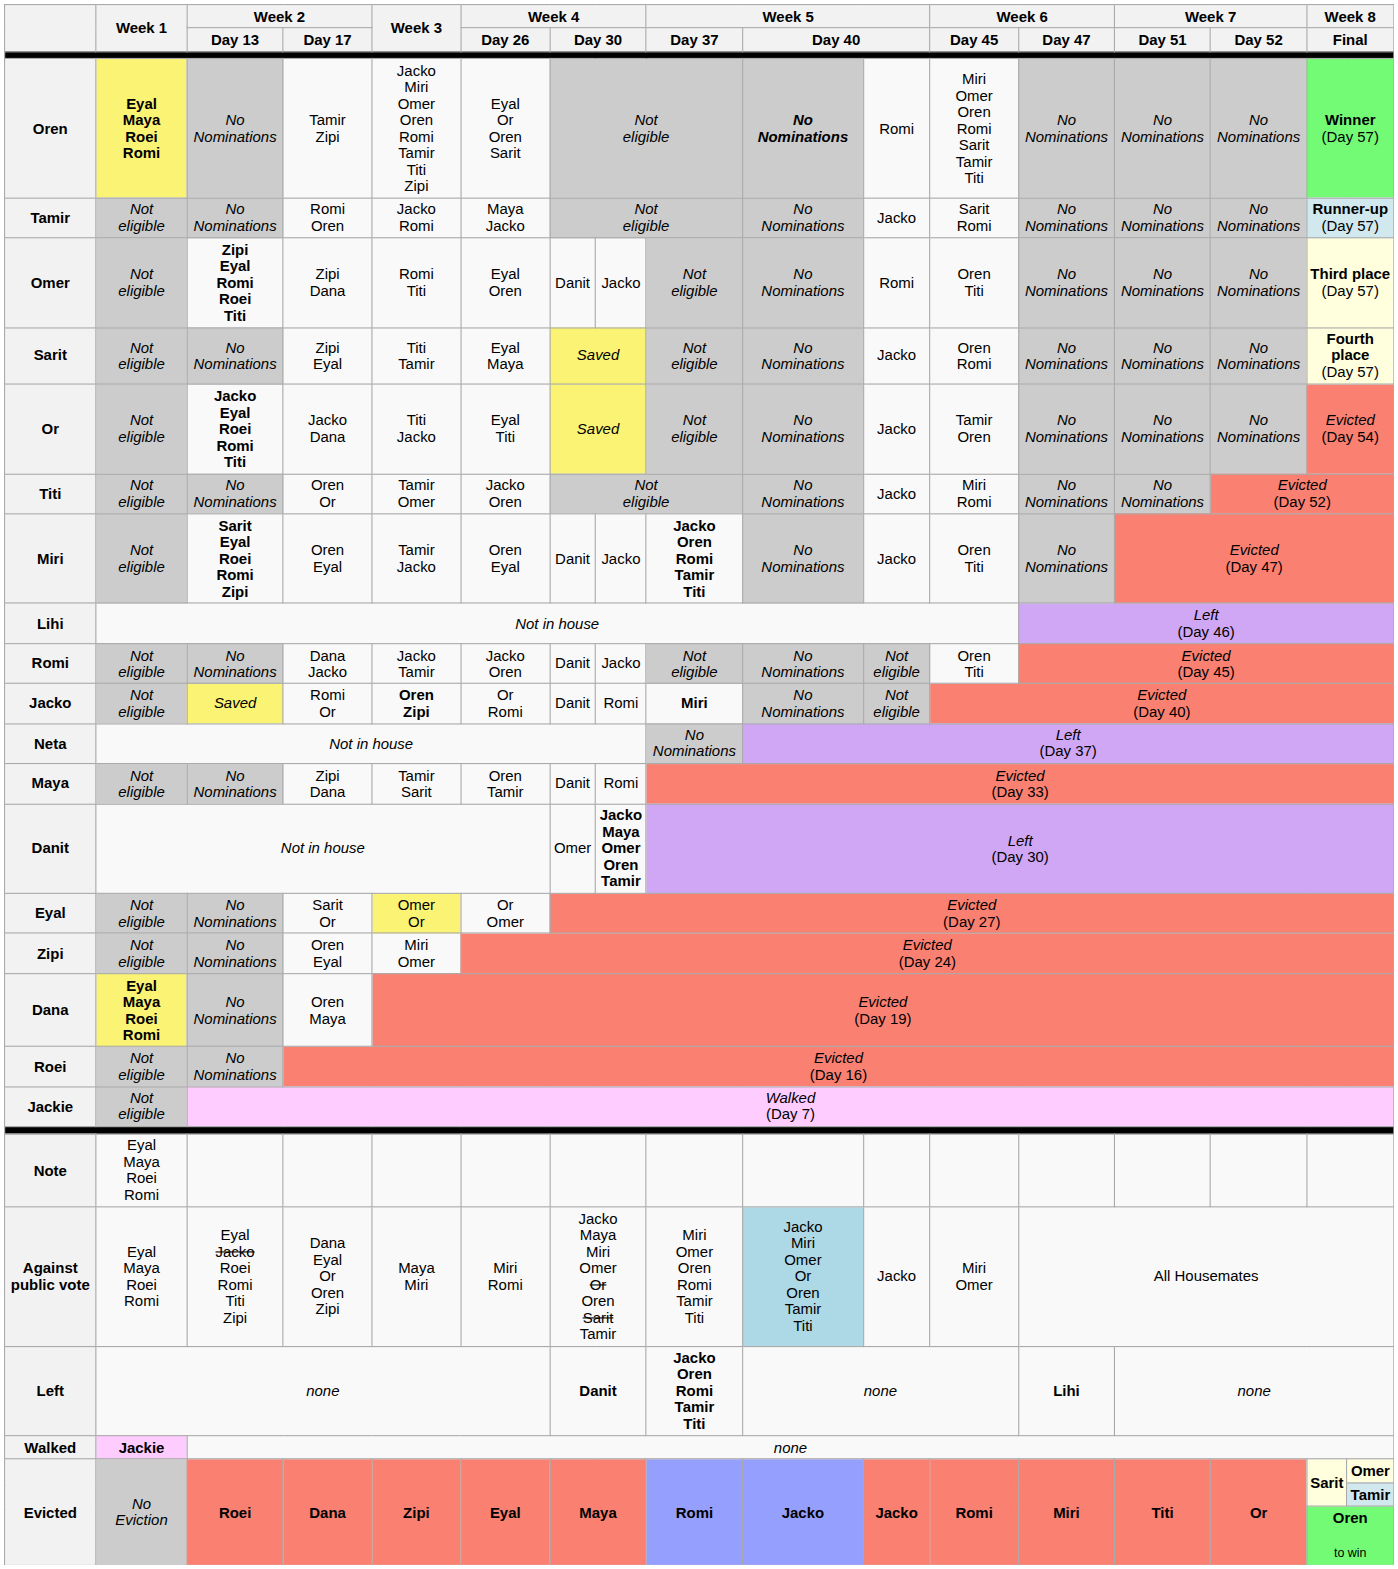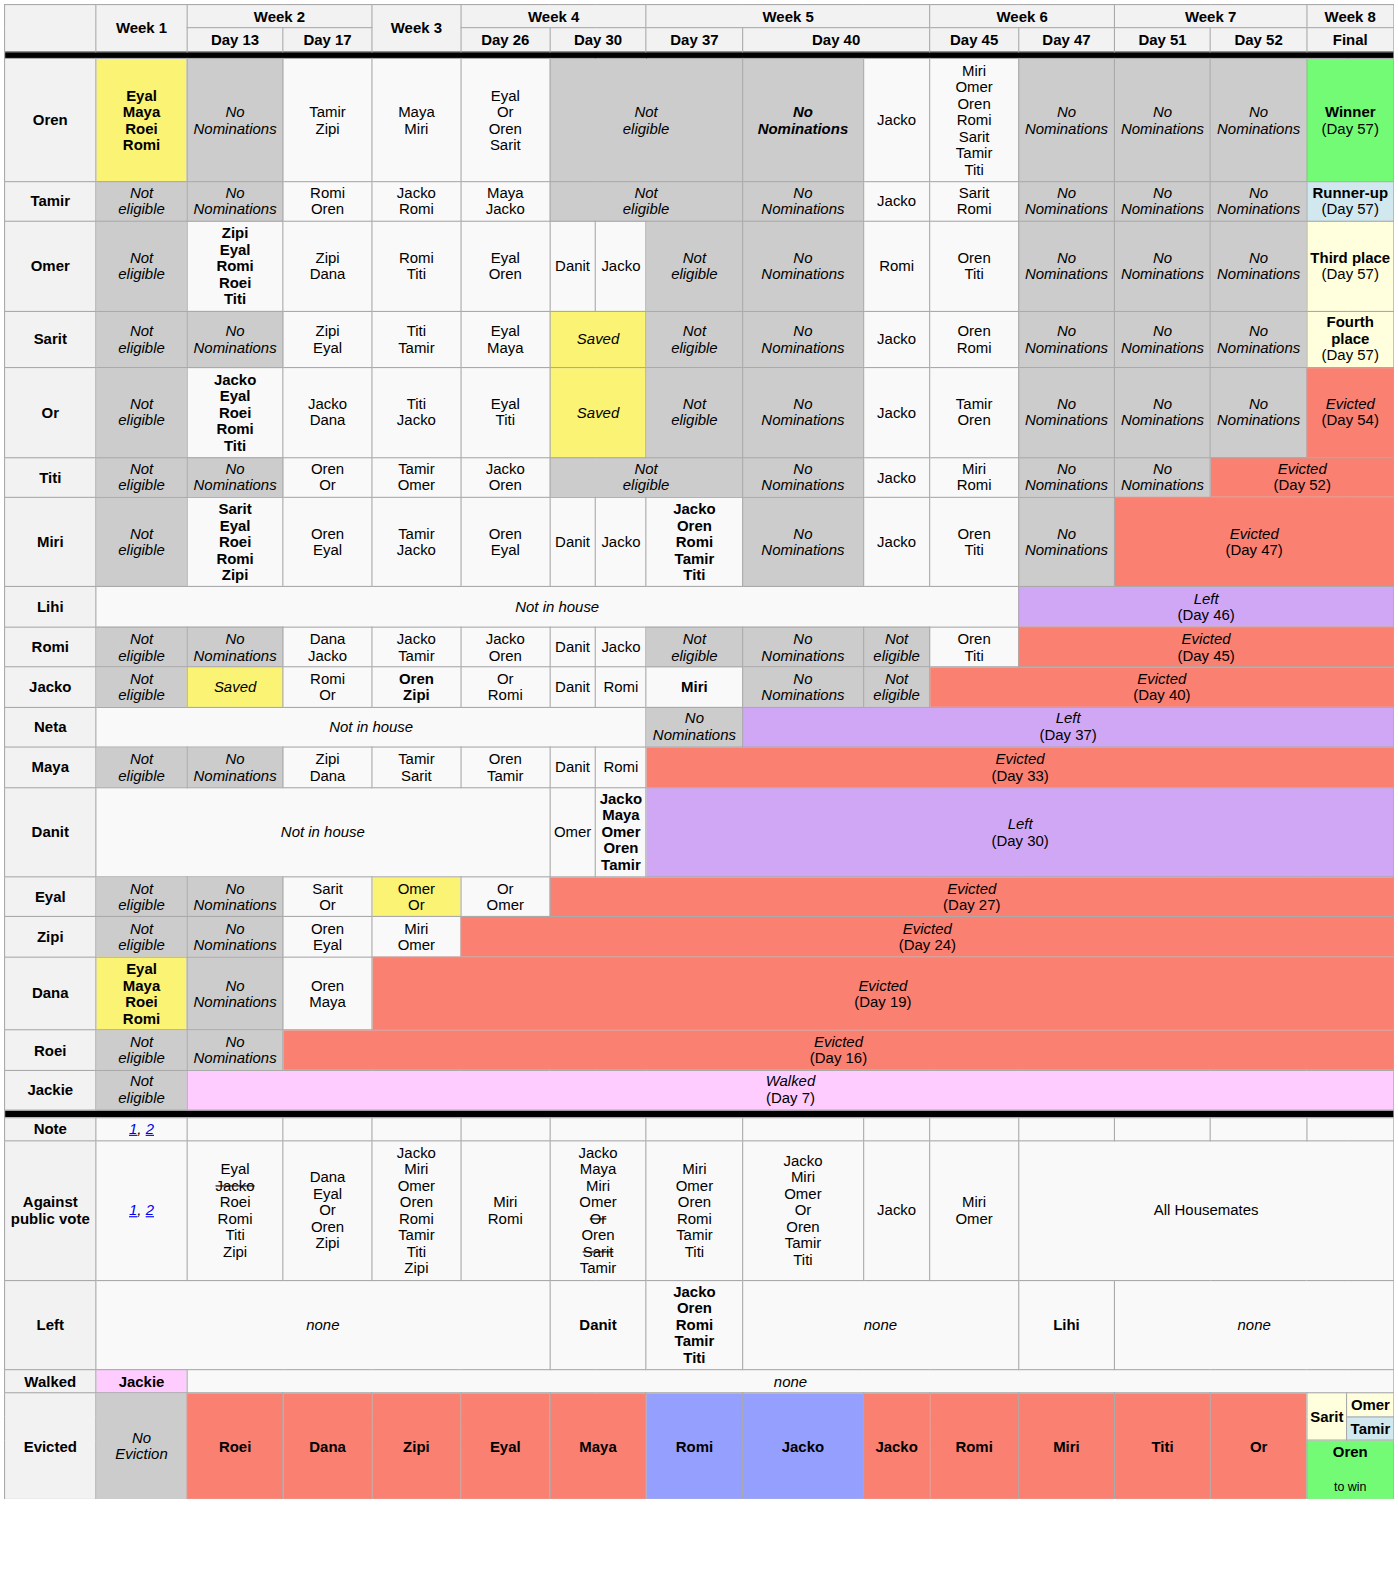(416, 128) Jacko Miri Omer Oren Romi Tamir Titi Zipi -> (416, 120) Maya Miri
(897, 128) Romi -> (897, 120) Jacko
(142, 1170) Eyal Maya Roei Romi -> (142, 1129) 1, 2
(142, 1276) Eyal Maya Roei Romi -> (142, 1210) 1, 2
(416, 1276) Maya Miri -> (416, 1210) Jacko Miri Omer Oren Romi Tamir Titi Zipi
(803, 1276) lightblue background -> (803, 1210) no background
